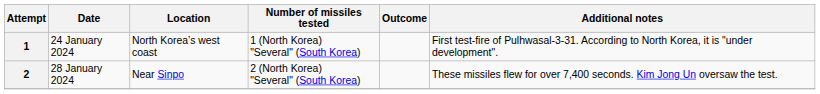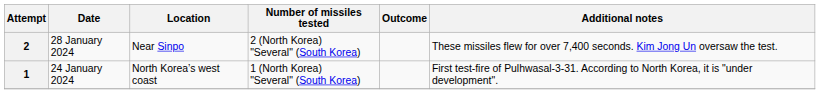rows swapped: (26, 46) <-> (26, 74)
